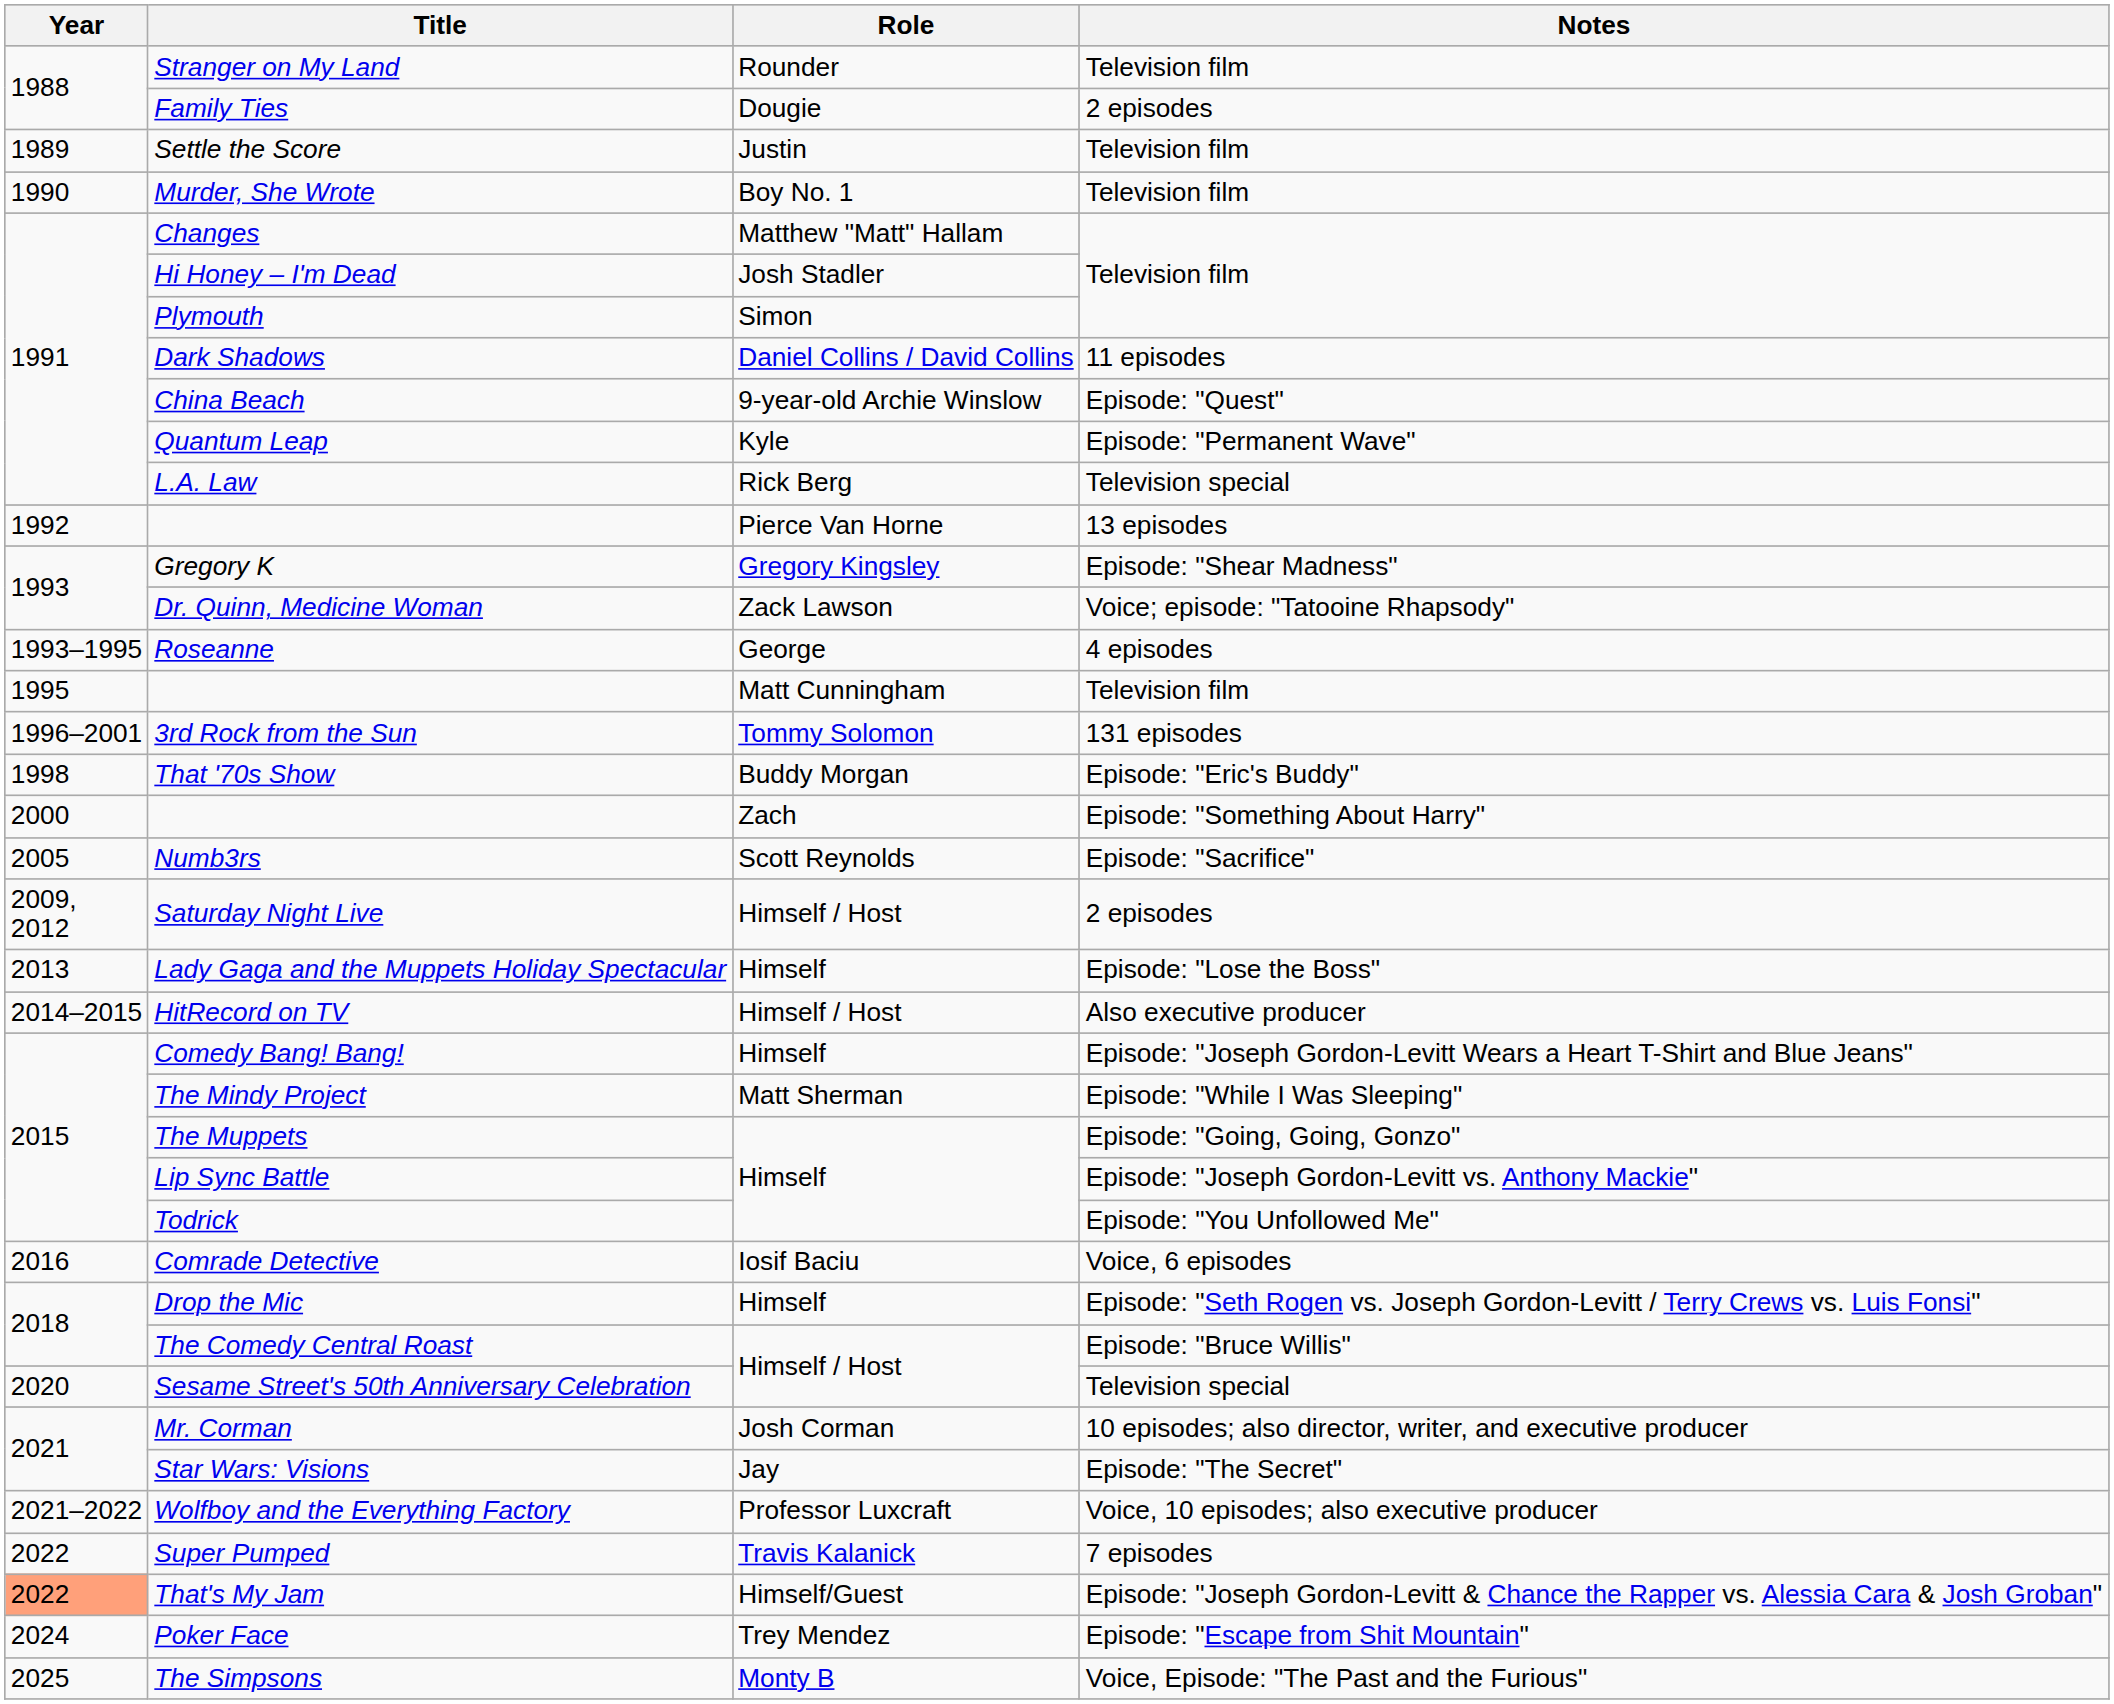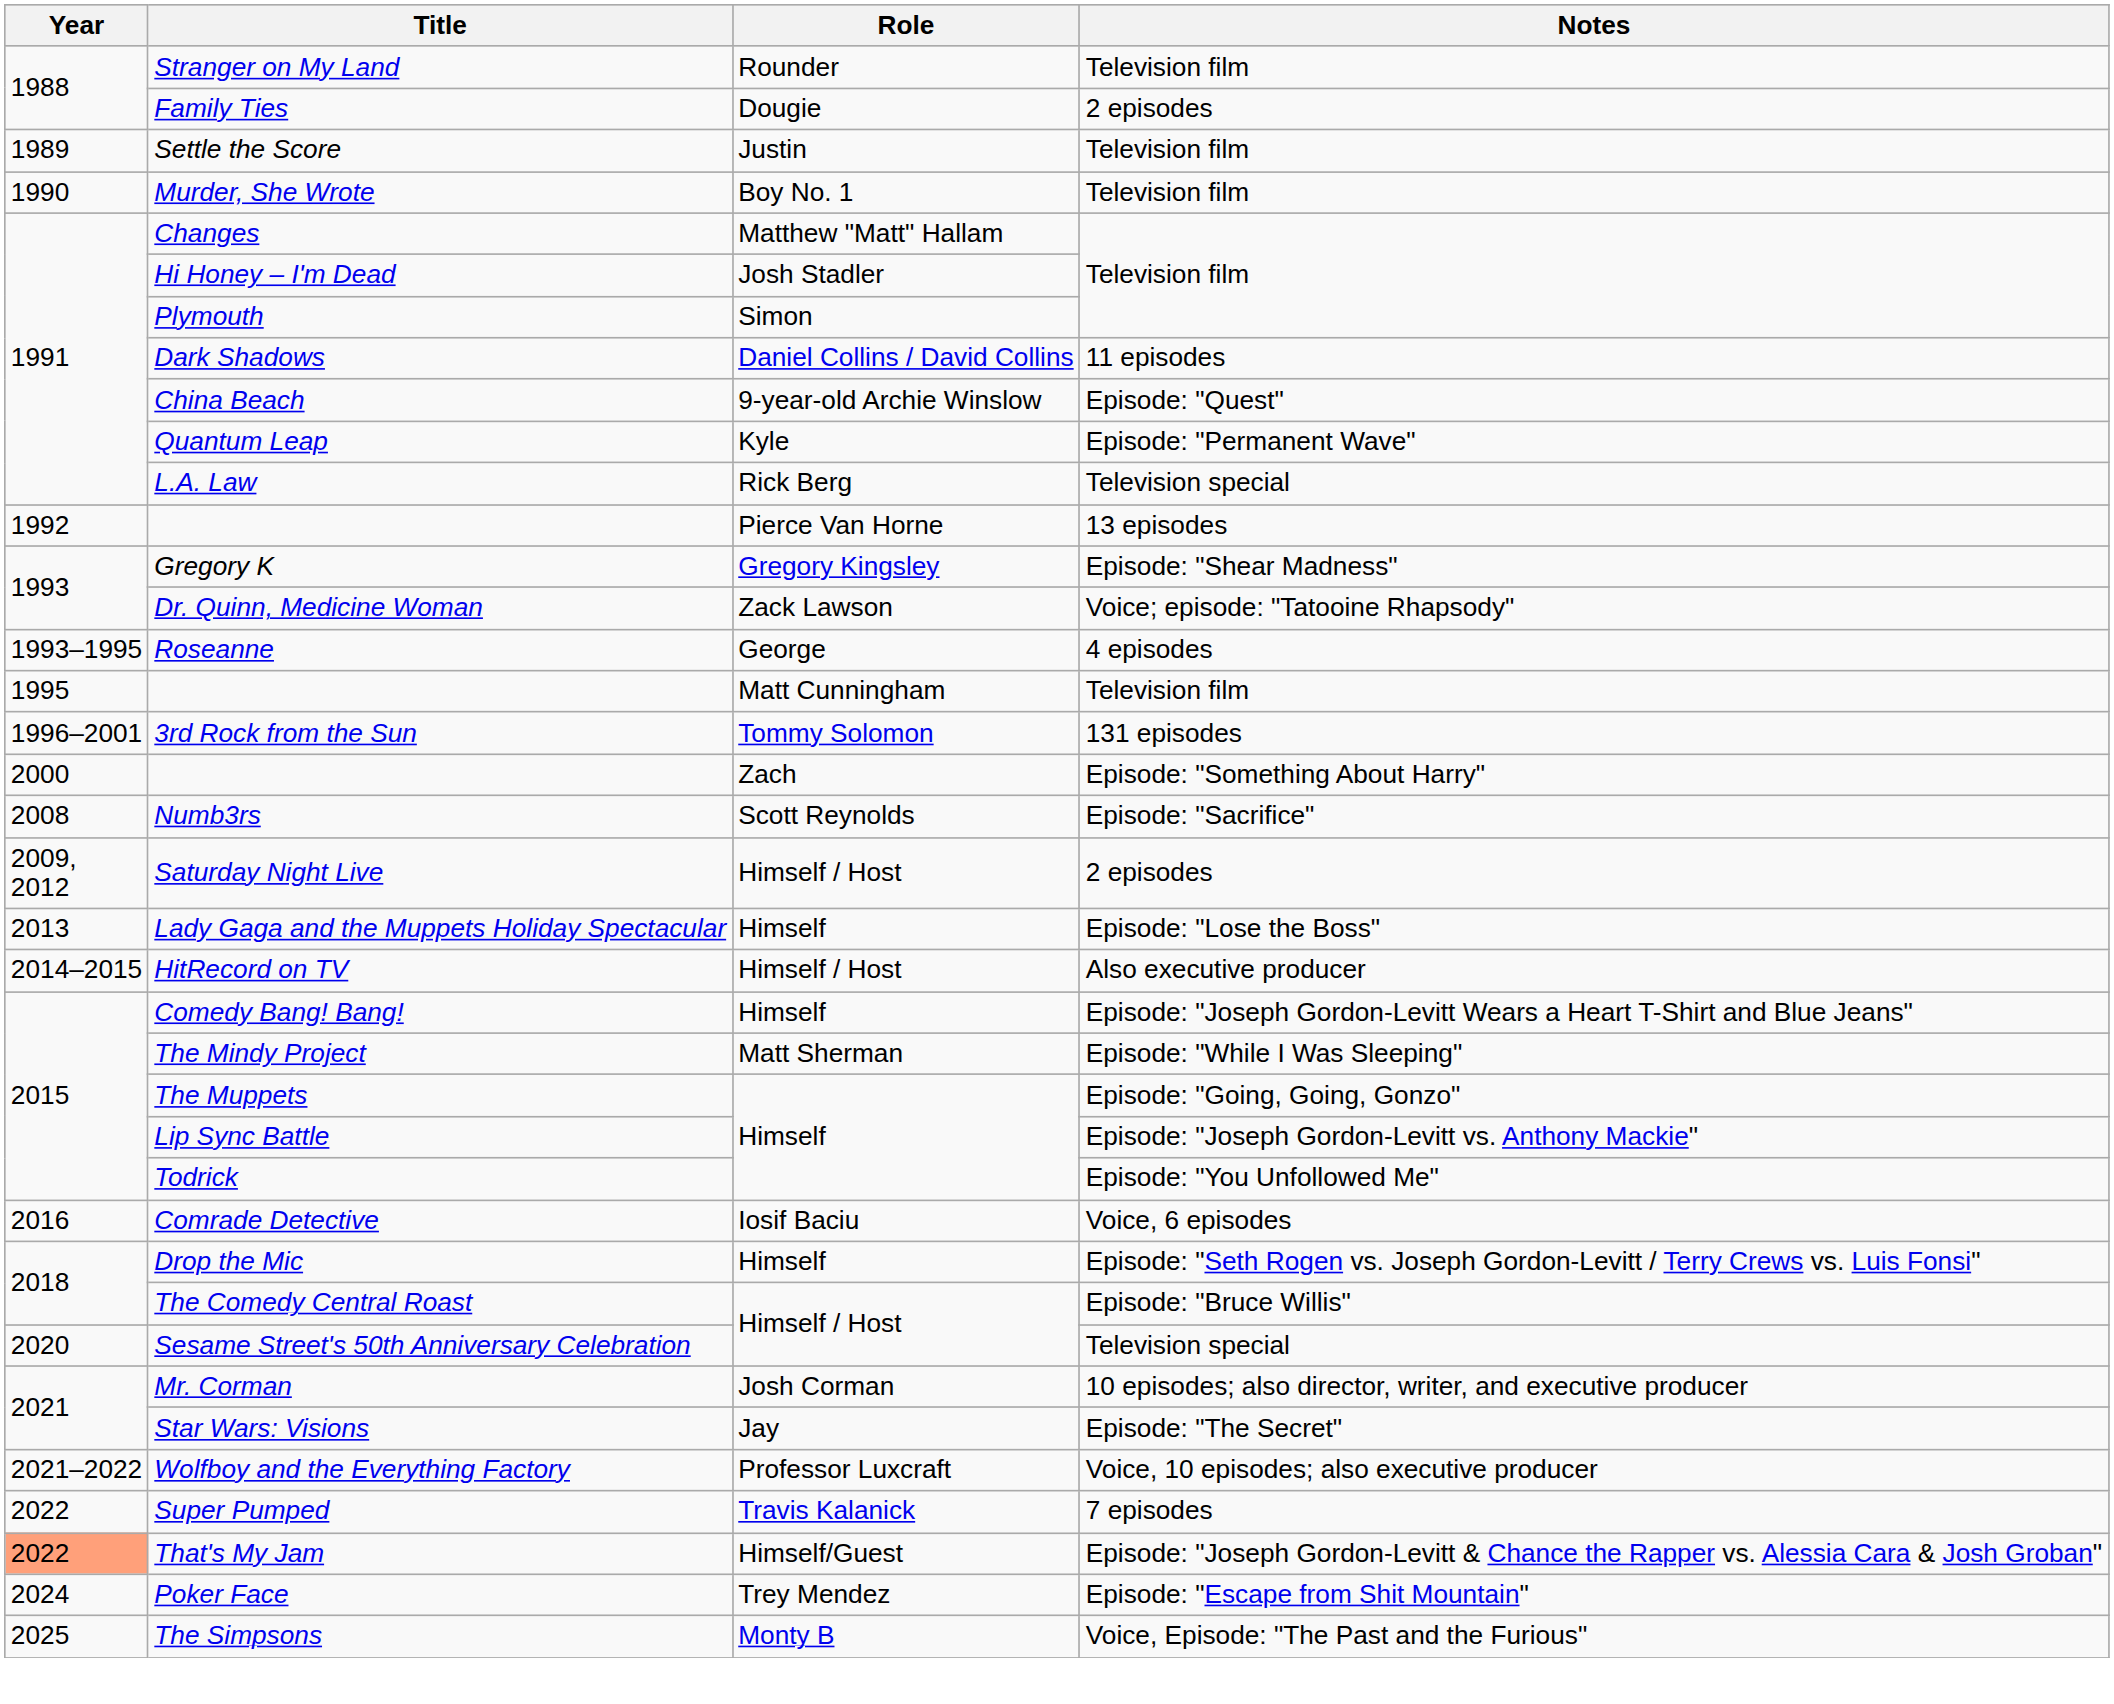- row: (244, 774)
(40, 857) 2005 -> (40, 815) 2008
